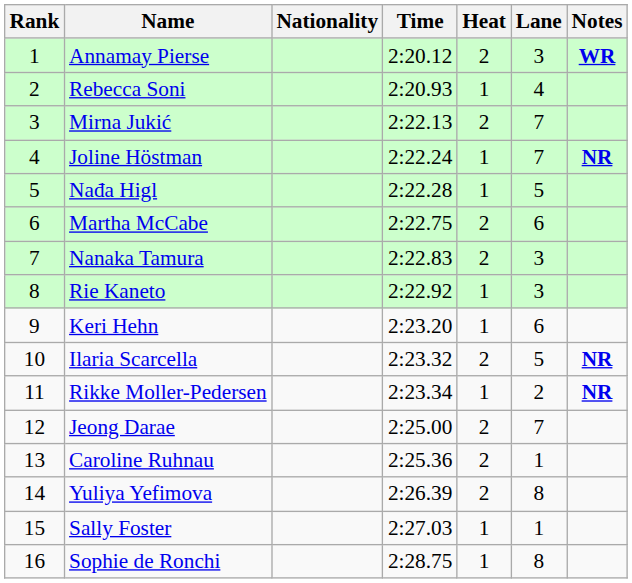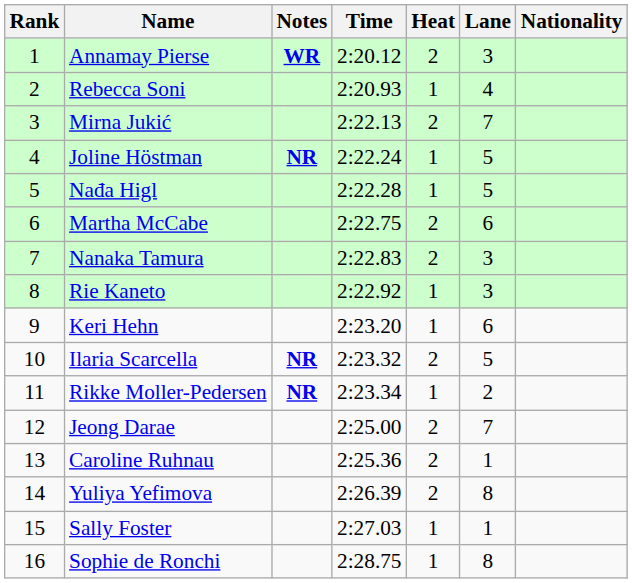columns swapped: (327, 21) <-> (597, 21)
(539, 156) 7 -> (488, 156) 5
